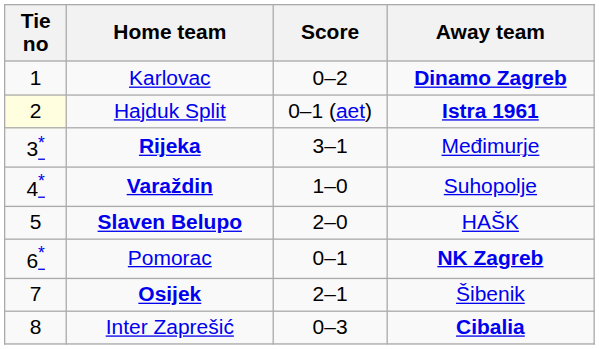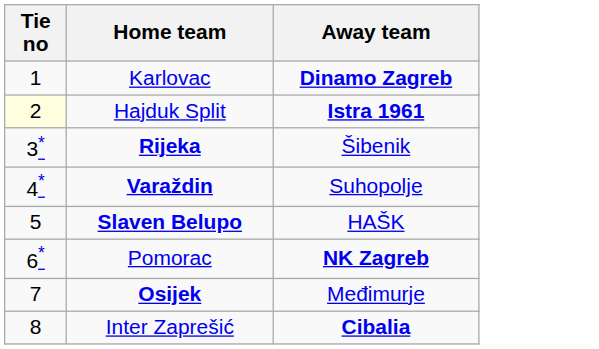- column: (330, 32)
(490, 147) Međimurje -> (376, 147) Šibenik
(490, 294) Šibenik -> (376, 294) Međimurje
